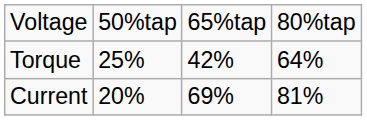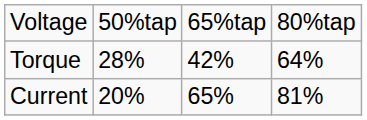(121, 59) 25% -> (121, 59) 28%
(211, 96) 69% -> (211, 96) 65%
